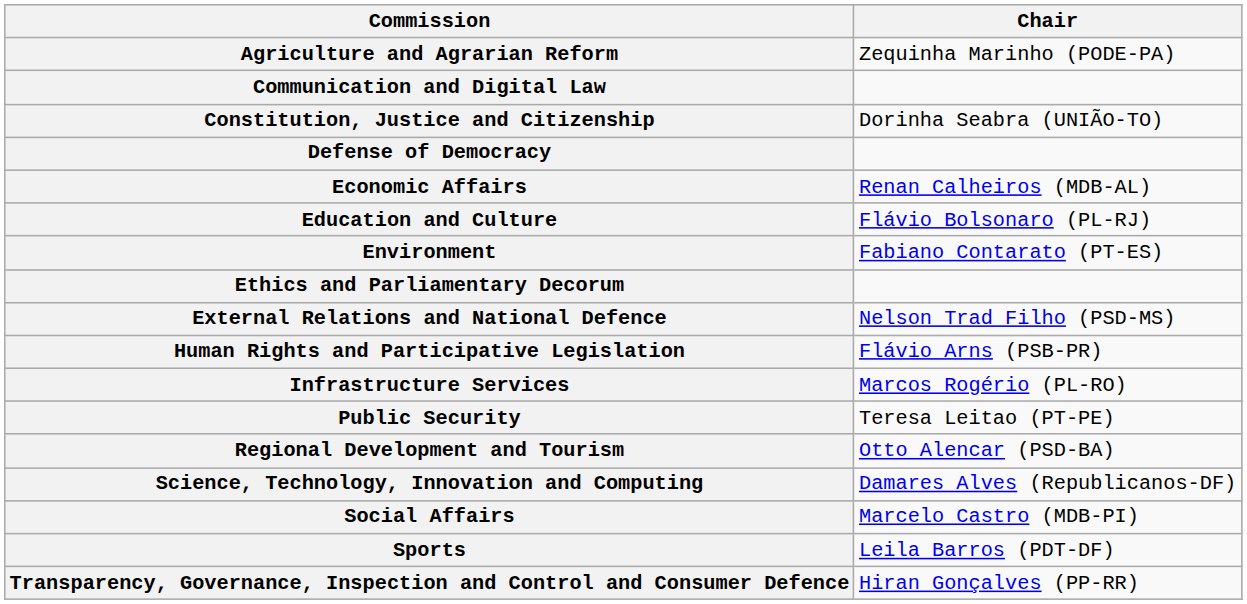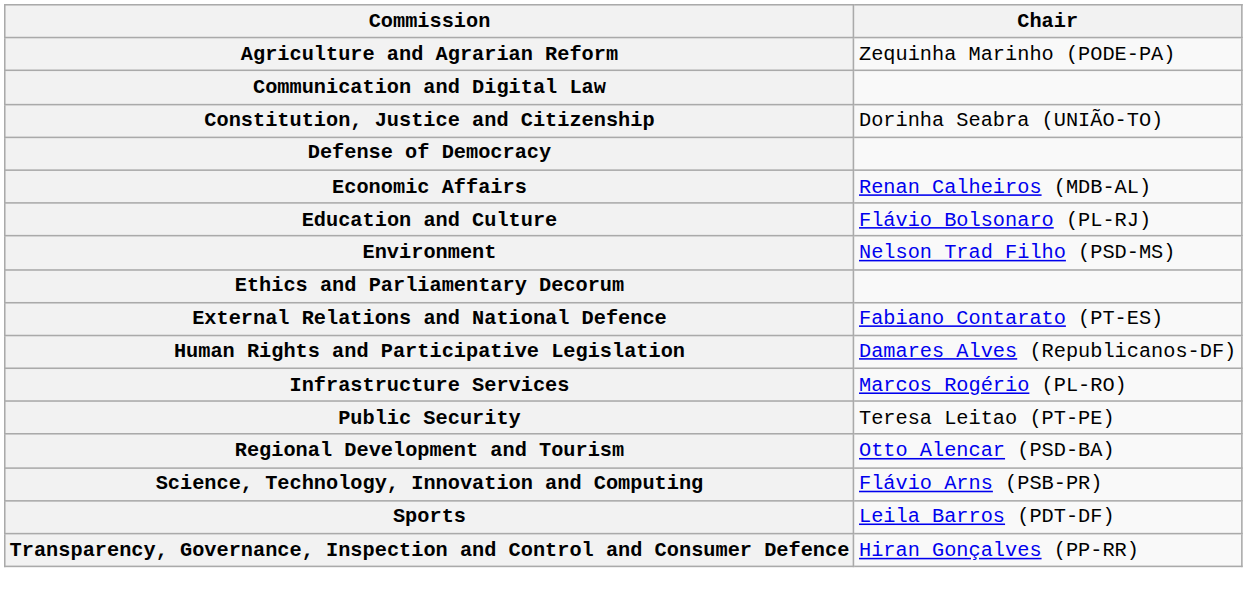(1011, 253) Fabiano Contarato (PT-ES) -> (1017, 253) Nelson Trad Filho (PSD-MS)
(1017, 319) Nelson Trad Filho (PSD-MS) -> (1011, 319) Fabiano Contarato (PT-ES)
(981, 352) Flávio Arns (PSB-PR) -> (1048, 352) Damares Alves (Republicanos-DF)
(1048, 484) Damares Alves (Republicanos-DF) -> (981, 484) Flávio Arns (PSB-PR)
- row: (429, 517)
